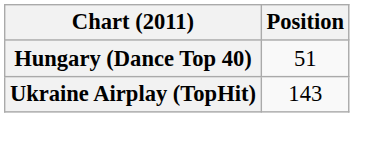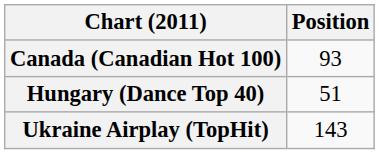+ row: (146, 58)
